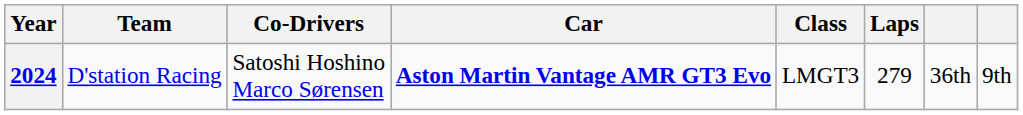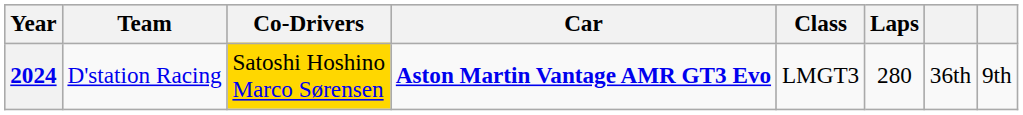(309, 75) no background -> (309, 75) gold background
(895, 75) 279 -> (895, 75) 280
